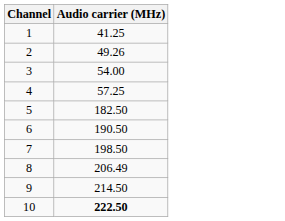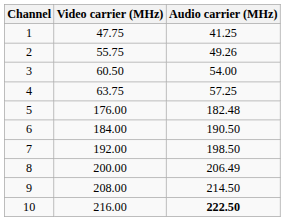+ column: (110, 14)
(111, 110) 182.50 -> (223, 110) 182.48
